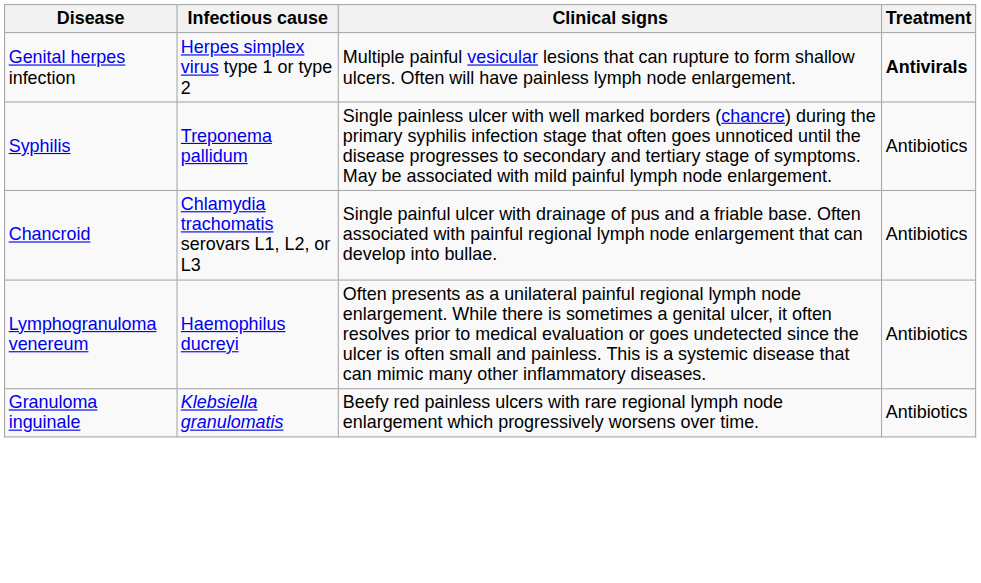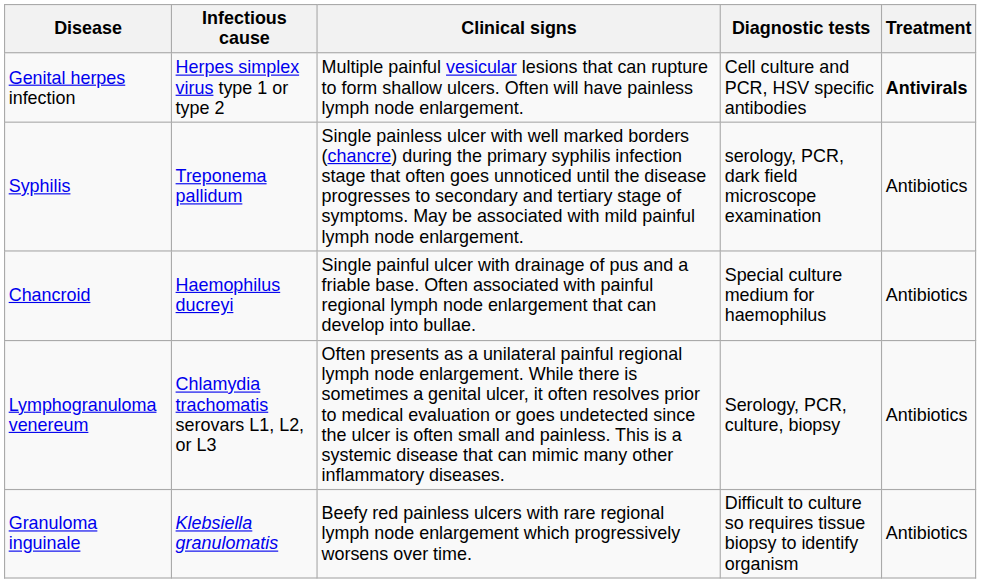+ column: (801, 28)
(256, 235) Chlamydia trachomatis serovars L1, L2, or L3 -> (228, 295) Haemophilus ducreyi
(233, 333) Haemophilus ducreyi -> (240, 414) Chlamydia trachomatis serovars L1, L2, or L3
